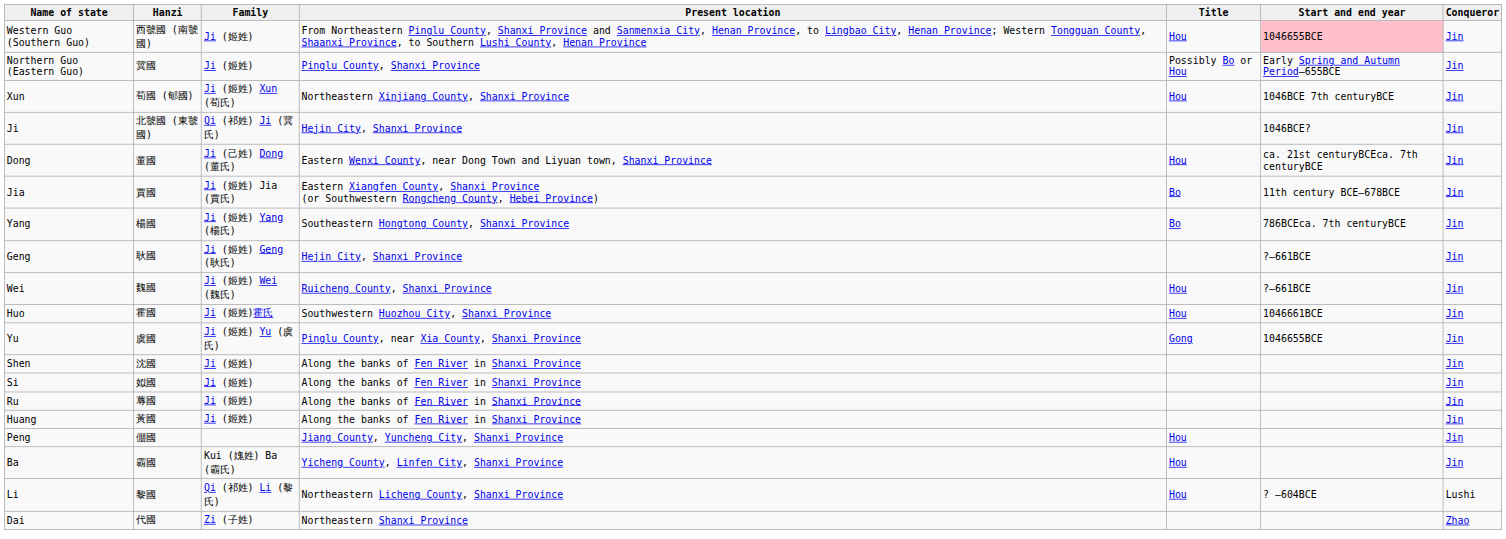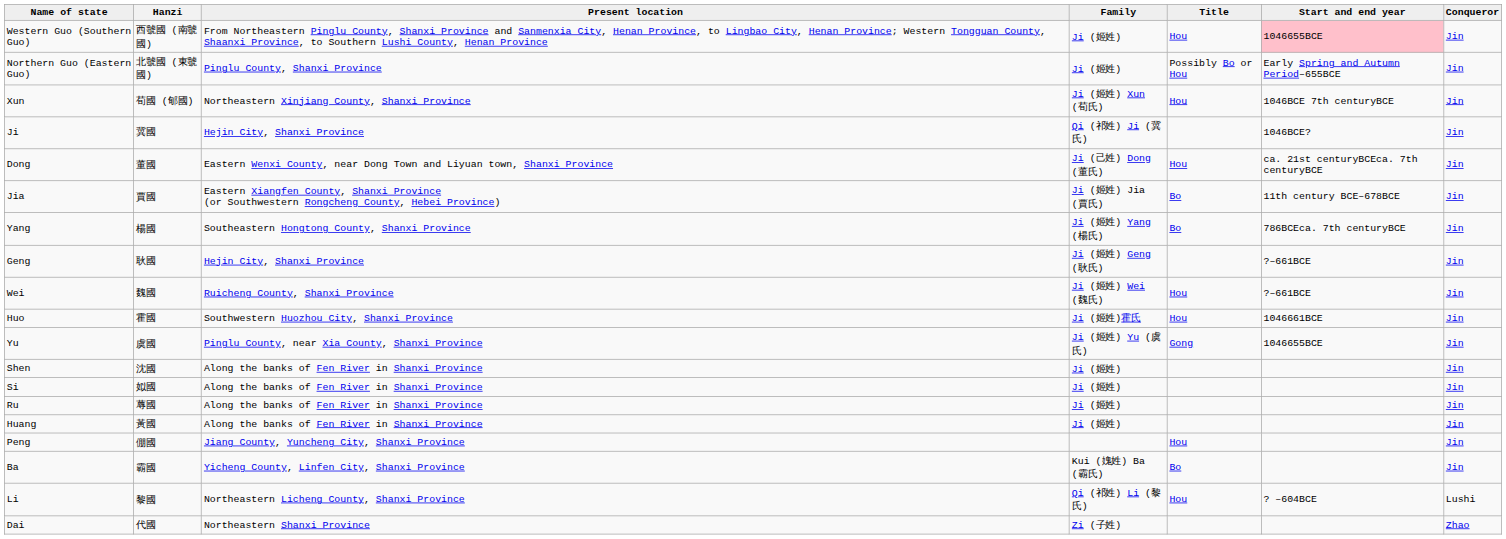columns swapped: (250, 12) <-> (733, 12)
(146, 66) 冀國 -> (167, 69) 北虢國 (東虢國)
(167, 128) 北虢國 (東虢國) -> (146, 133) 冀國
(1178, 463) Hou -> (1175, 467) Bo
